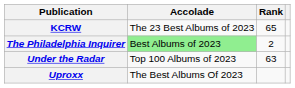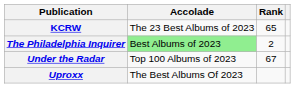(271, 59) 63 -> (271, 59) 67
